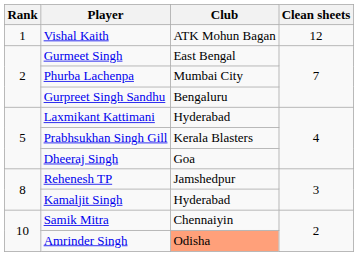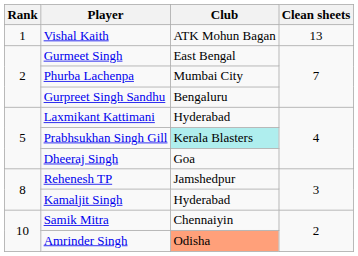(316, 35) 12 -> (316, 35) 13
(213, 138) no background -> (213, 138) paleturquoise background
